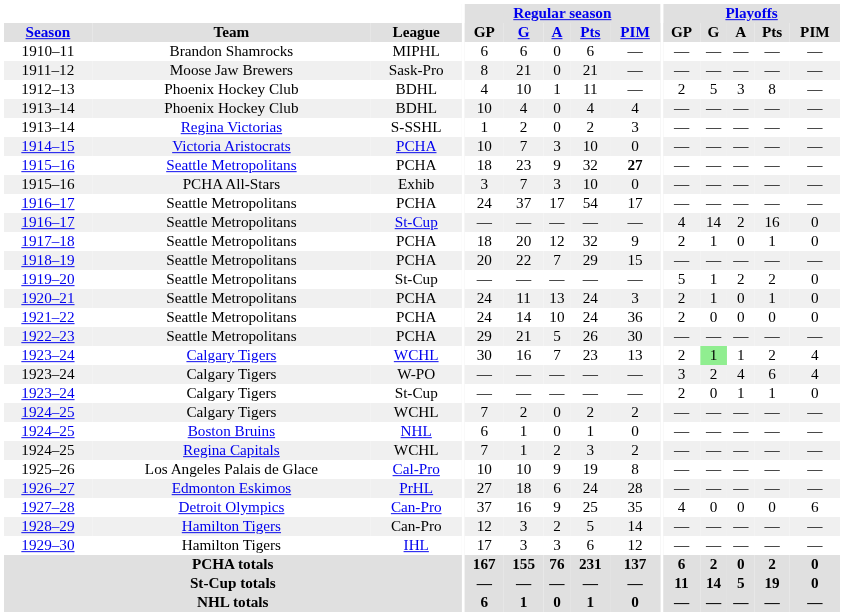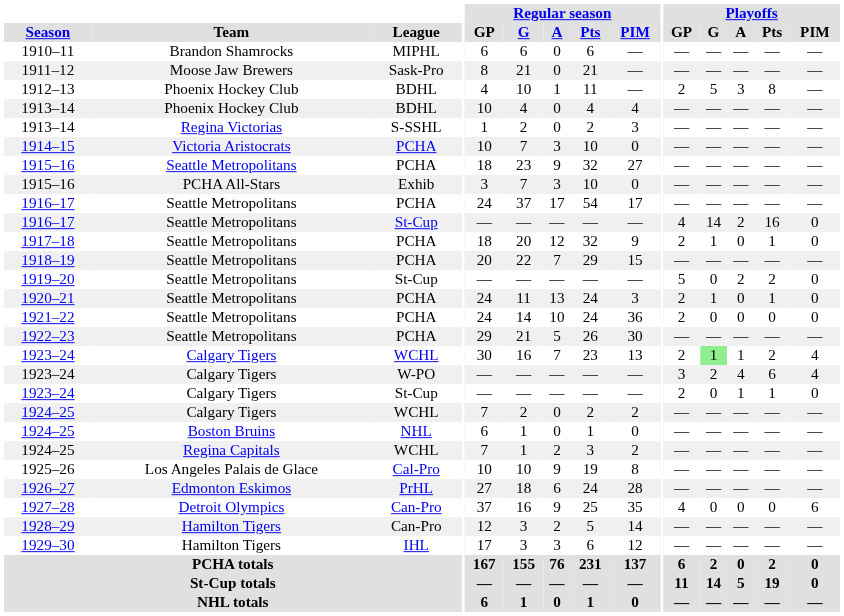(635, 165) bold -> (635, 165) normal
(714, 279) 1 -> (714, 279) 0
